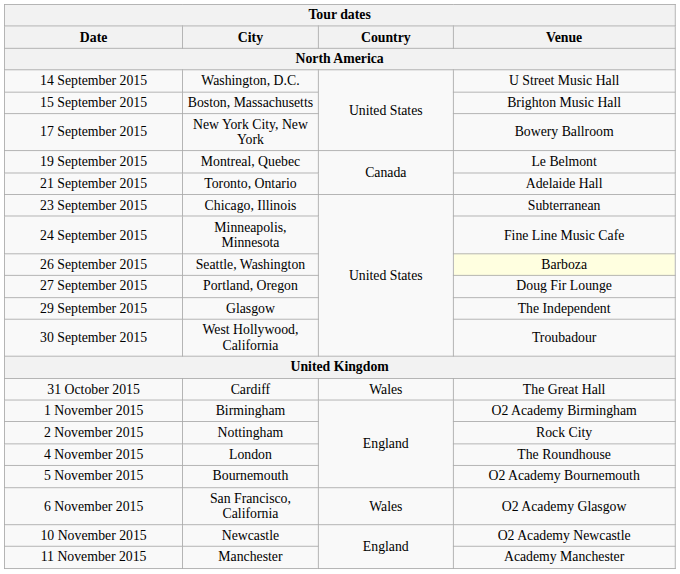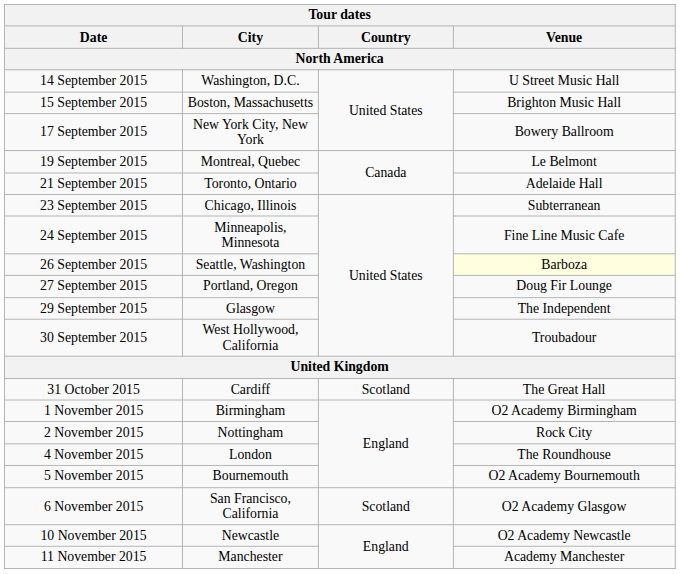(386, 389) Wales -> (386, 389) Scotland
(386, 506) Wales -> (386, 506) Scotland
